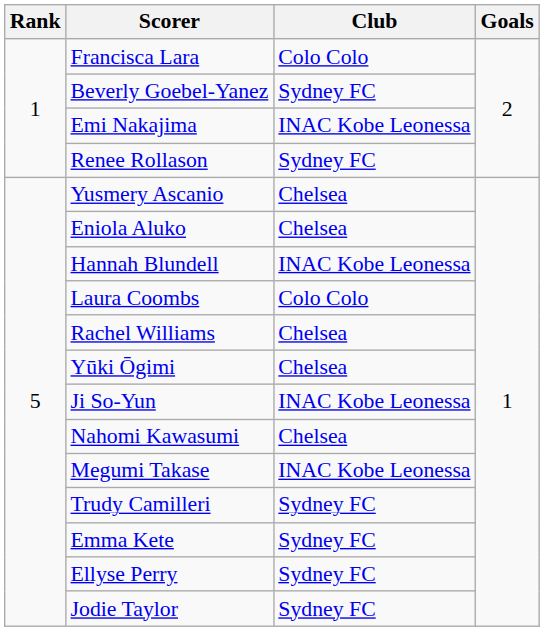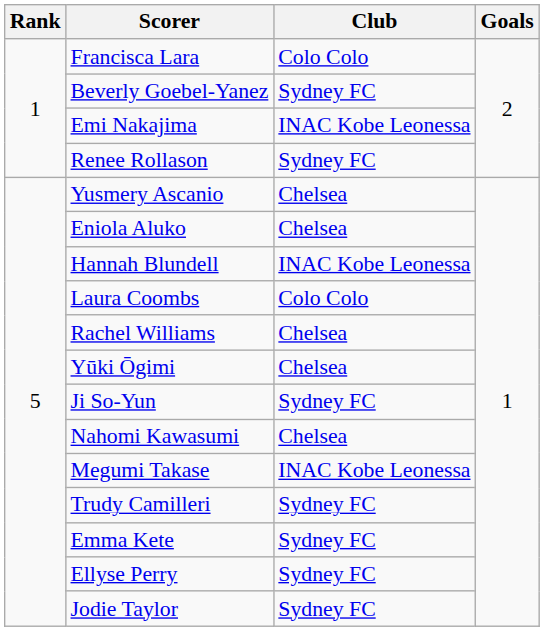(374, 401) INAC Kobe Leonessa -> (327, 401) Sydney FC
